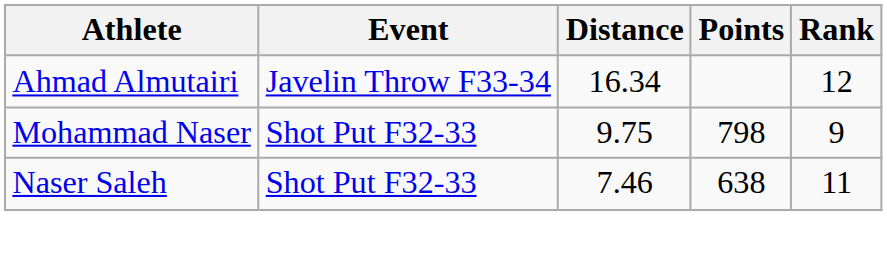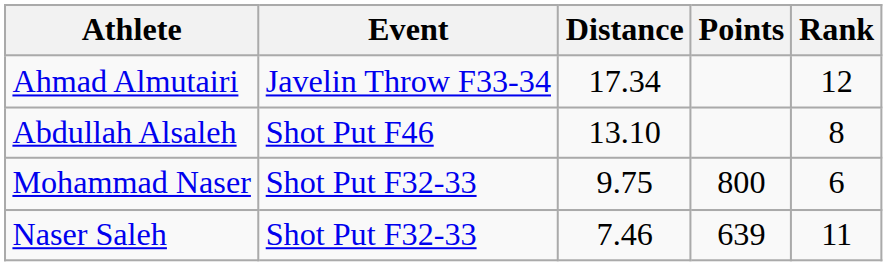(625, 81) 16.34 -> (625, 81) 17.34
+ row: (125, 132)
(741, 132) 798 -> (741, 183) 800
(837, 132) 9 -> (837, 183) 6
(741, 183) 638 -> (741, 234) 639
